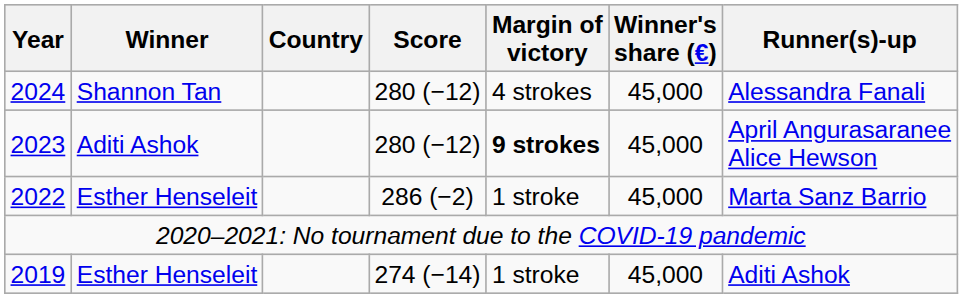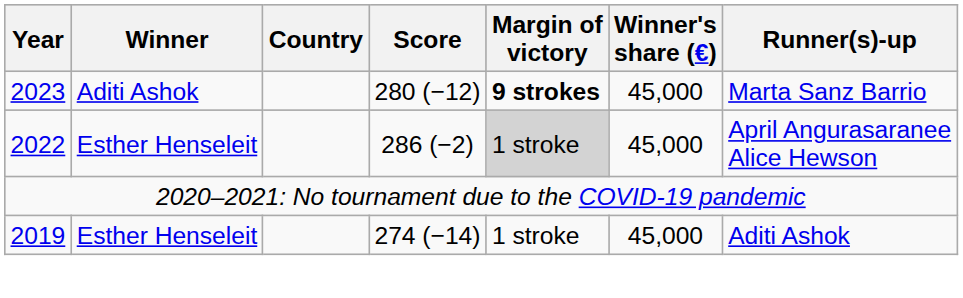- row: (38, 91)
(840, 144) April Angurasaranee Alice Hewson -> (827, 91) Marta Sanz Barrio
(536, 197) no background -> (536, 144) lightgrey background
(827, 197) Marta Sanz Barrio -> (840, 144) April Angurasaranee Alice Hewson
